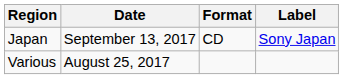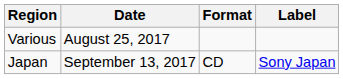rows swapped: (32, 62) <-> (28, 39)
